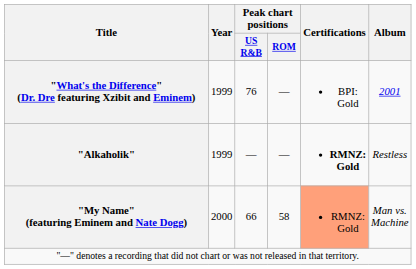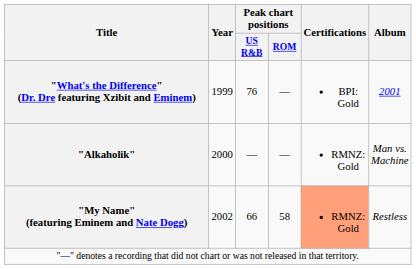(222, 154) 1999 -> (222, 154) 2000
(335, 161) bold -> (335, 161) normal
(390, 154) Restless -> (390, 154) Man vs. Machine
(222, 217) 2000 -> (222, 217) 2002
(390, 217) Man vs. Machine -> (390, 217) Restless
